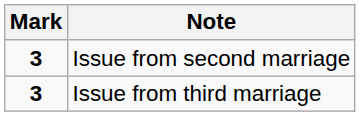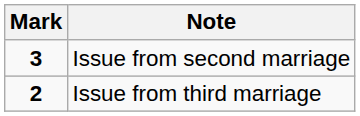(36, 93) 3 -> (36, 93) 2
